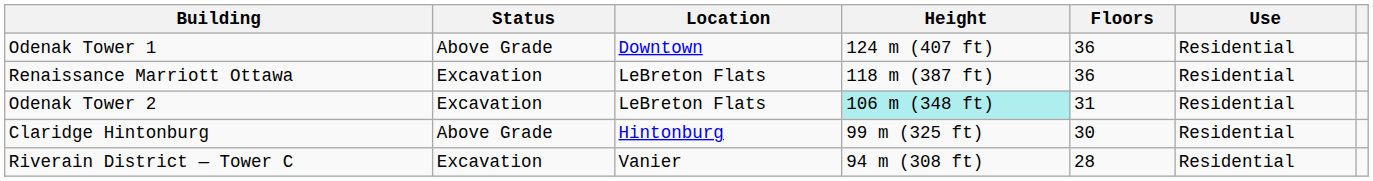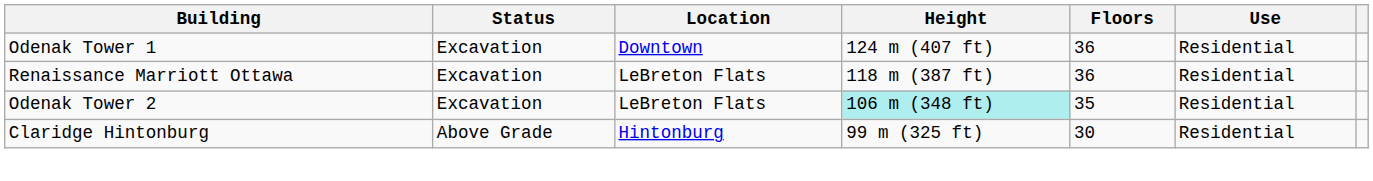(495, 48) Above Grade -> (490, 48) Excavation
(1085, 105) 31 -> (1085, 105) 35
- row: (151, 162)
